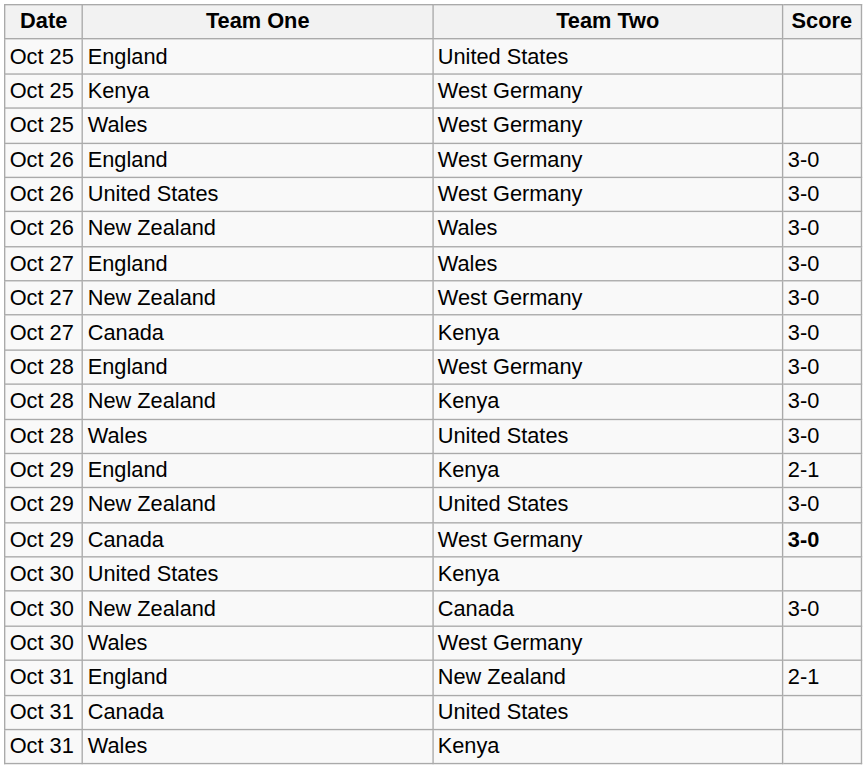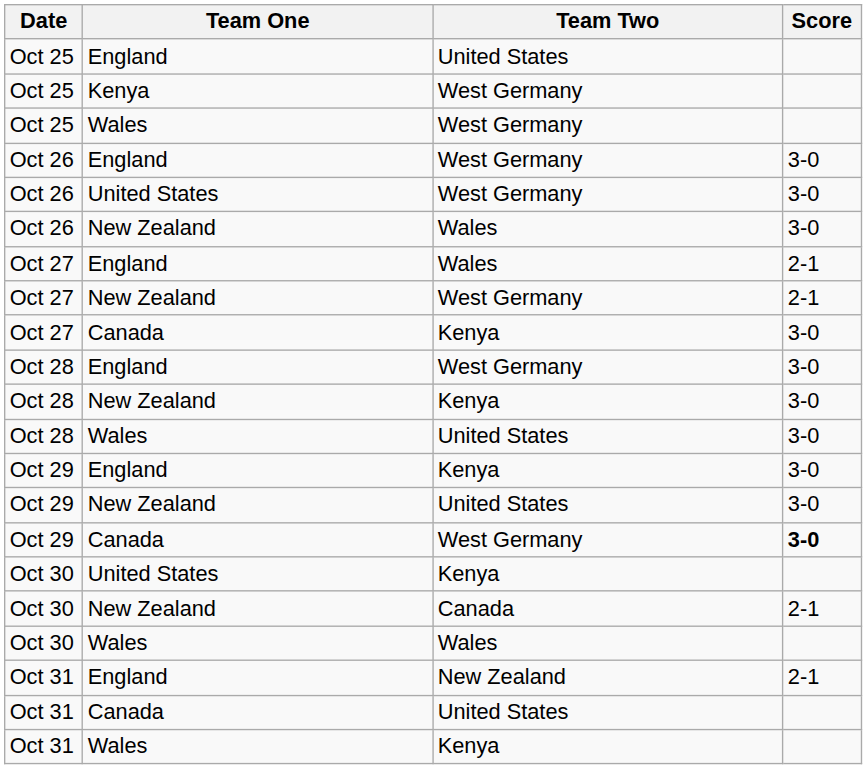(804, 263) 3-0 -> (804, 263) 2-1
(804, 297) 3-0 -> (804, 297) 2-1
(804, 470) 2-1 -> (804, 470) 3-0
(804, 608) 3-0 -> (804, 608) 2-1
(510, 642) West Germany -> (468, 642) Wales
